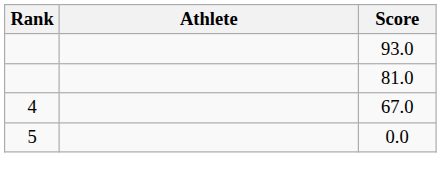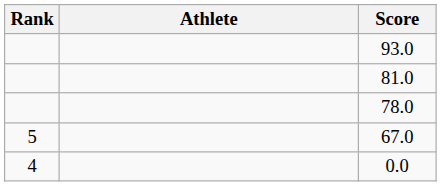+ row: (397, 107)
(32, 107) 4 -> (32, 136) 5
(32, 136) 5 -> (32, 166) 4
